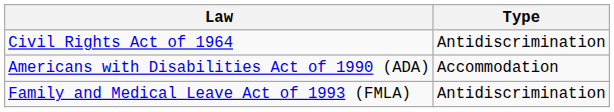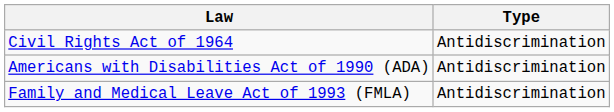(498, 68) Accommodation -> (521, 68) Antidiscrimination
